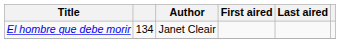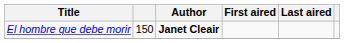(145, 30) 134 -> (145, 30) 150
(187, 30) normal -> (189, 30) bold
